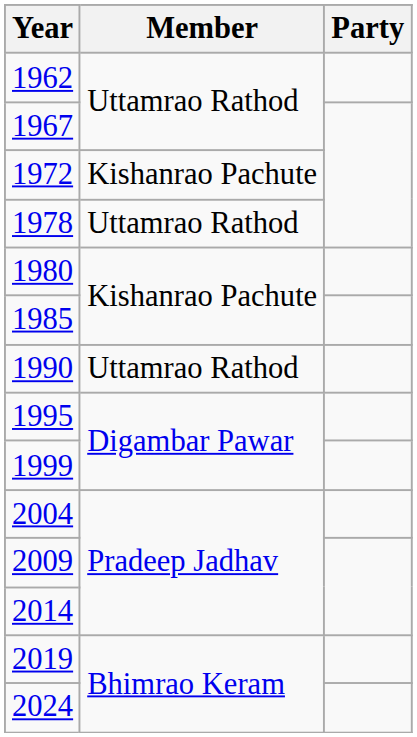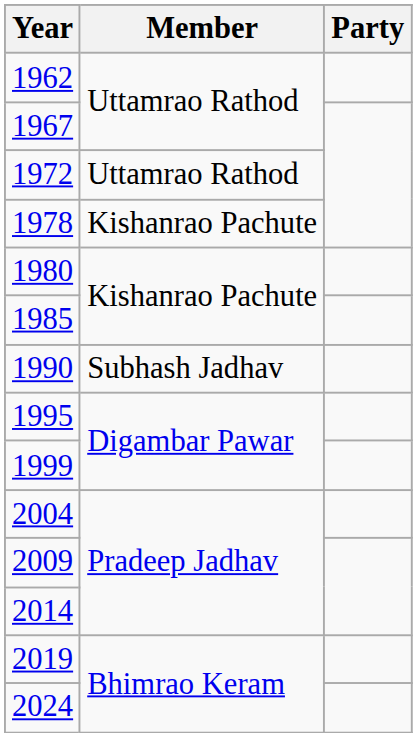(202, 174) Kishanrao Pachute -> (193, 174) Uttamrao Rathod
(193, 222) Uttamrao Rathod -> (202, 222) Kishanrao Pachute
(193, 367) Uttamrao Rathod -> (185, 367) Subhash Jadhav
